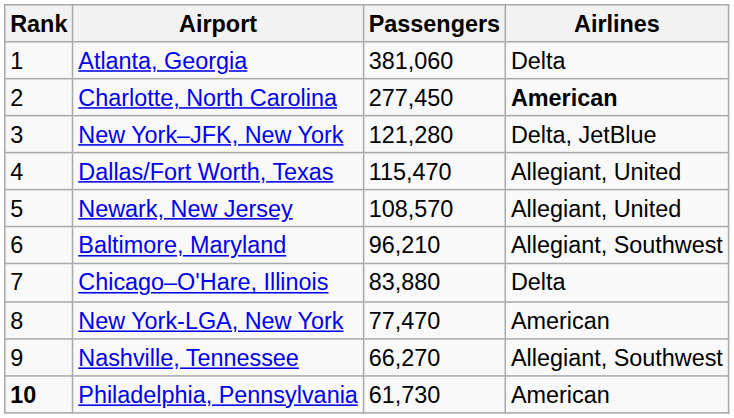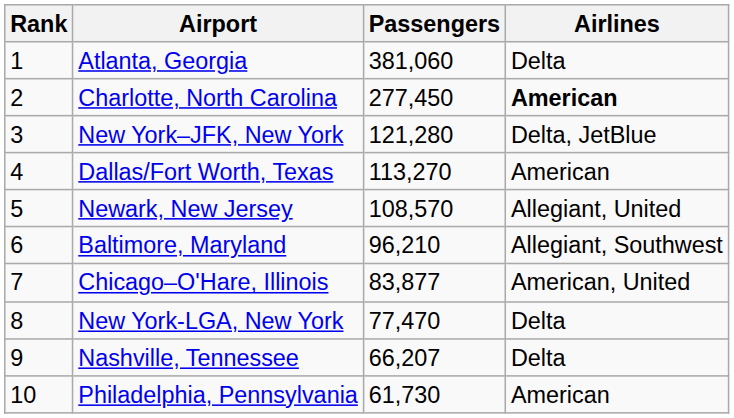(410, 172) 115,470 -> (410, 172) 113,270
(596, 172) Allegiant, United -> (560, 172) American
(404, 283) 83,880 -> (404, 283) 83,877
(538, 283) Delta -> (601, 283) American, United
(560, 320) American -> (538, 320) Delta
(404, 357) 66,270 -> (404, 357) 66,207
(617, 357) Allegiant, Southwest -> (538, 357) Delta
(23, 394) bold -> (23, 394) normal
